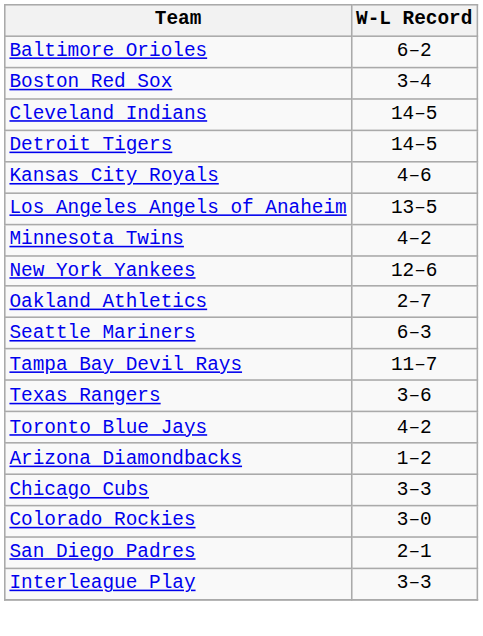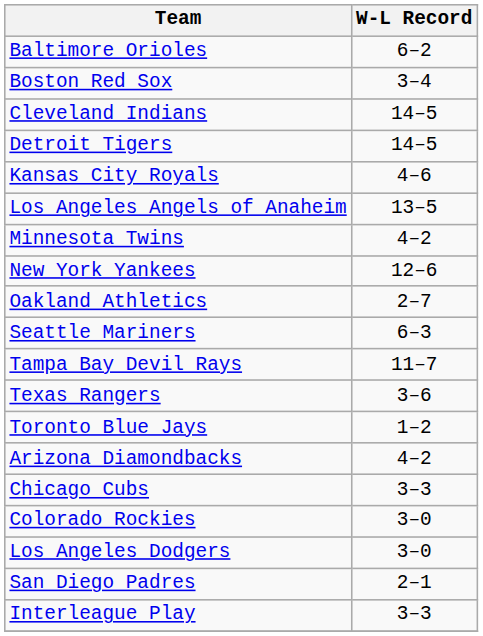(414, 428) 4–2 -> (414, 428) 1–2
(414, 459) 1–2 -> (414, 459) 4–2
+ row: (120, 553)
